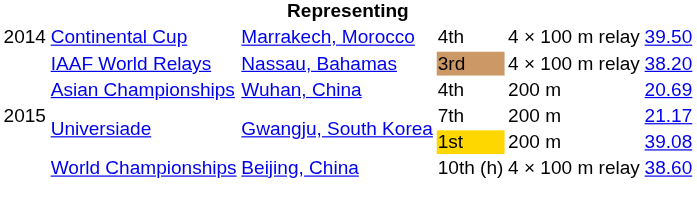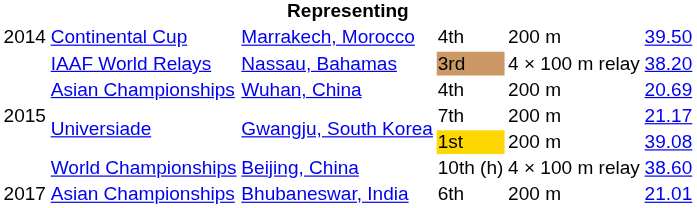(574, 37) 4 × 100 m relay -> (535, 37) 200 m
+ row: (325, 194)
